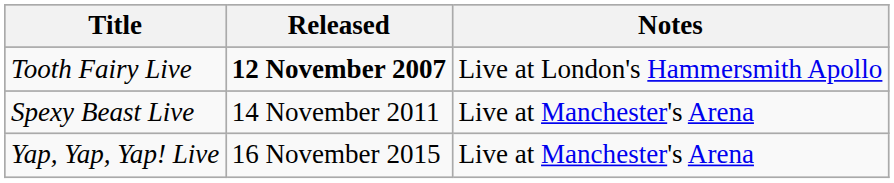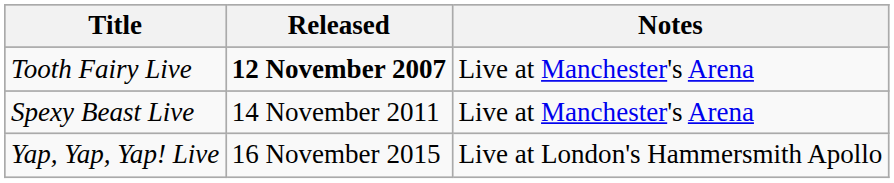(670, 68) Live at London's Hammersmith Apollo -> (606, 68) Live at Manchester's Arena
(606, 154) Live at Manchester's Arena -> (670, 154) Live at London's Hammersmith Apollo
